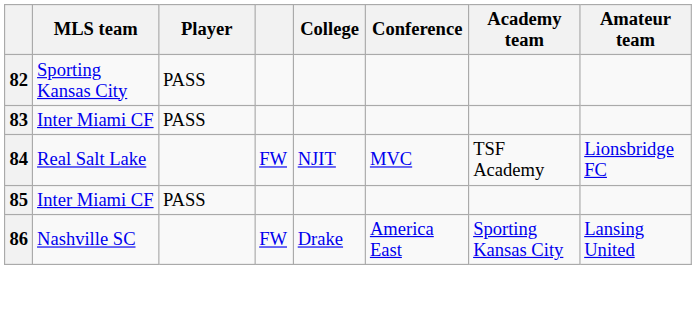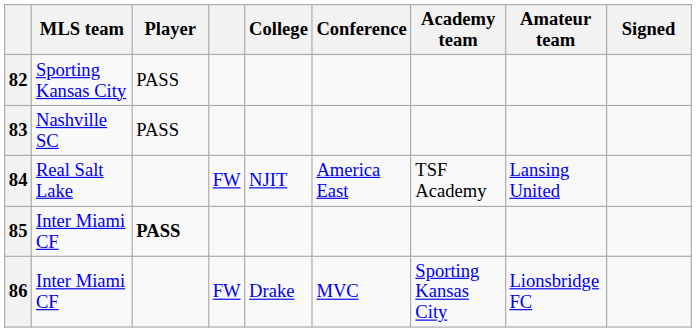+ column: (649, 29)
(95, 119) Inter Miami CF -> (72, 130) Nashville SC
(391, 159) MVC -> (348, 180) America East
(629, 159) Lionsbridge FC -> (539, 180) Lansing United
(184, 199) normal -> (158, 230) bold
(86, 239) Nashville SC -> (81, 291) Inter Miami CF
(402, 239) America East -> (338, 291) MVC
(614, 239) Lansing United -> (554, 291) Lionsbridge FC
